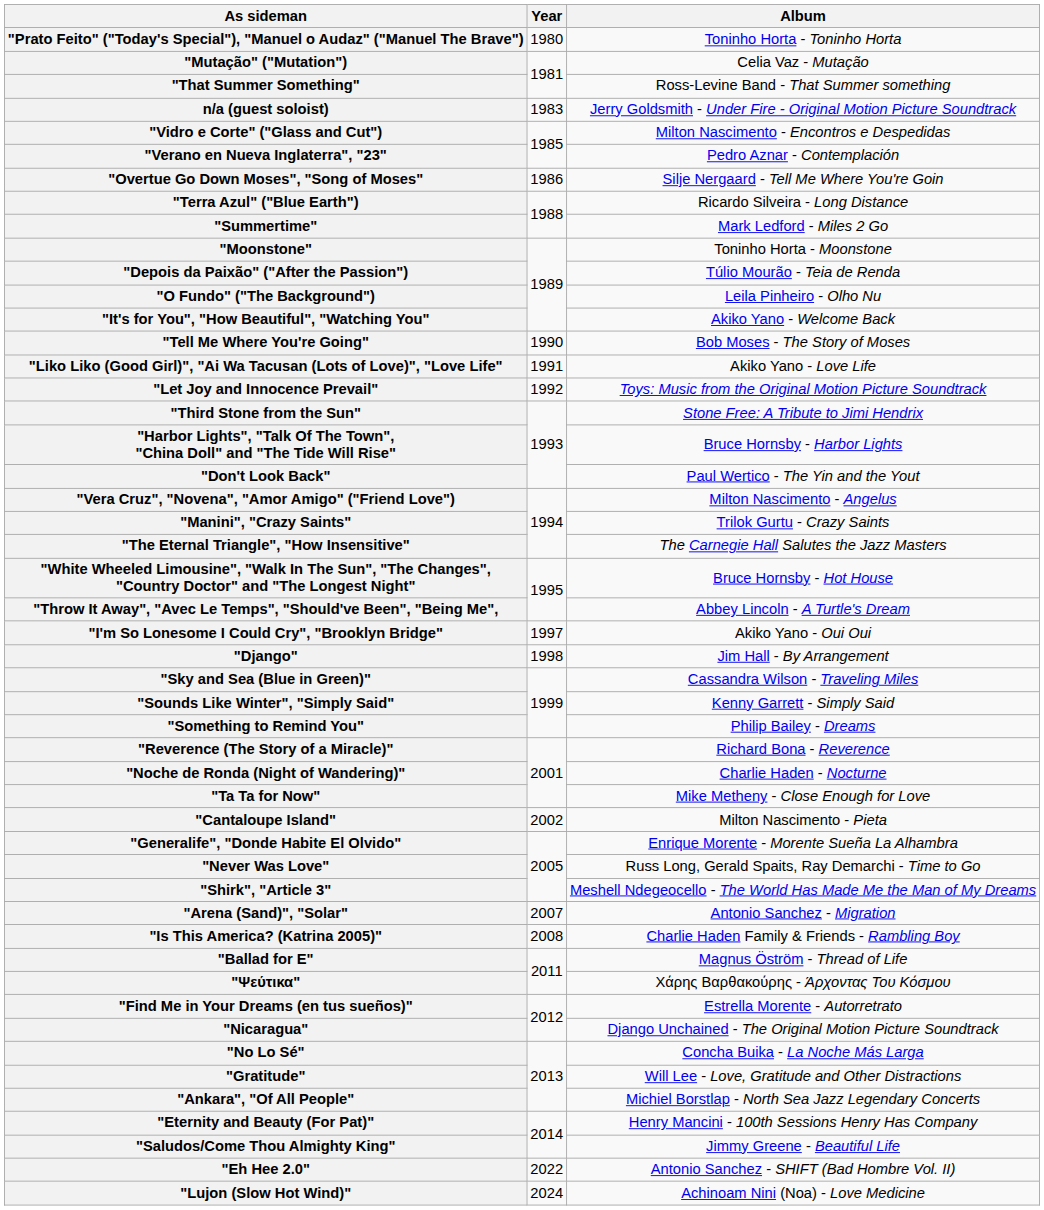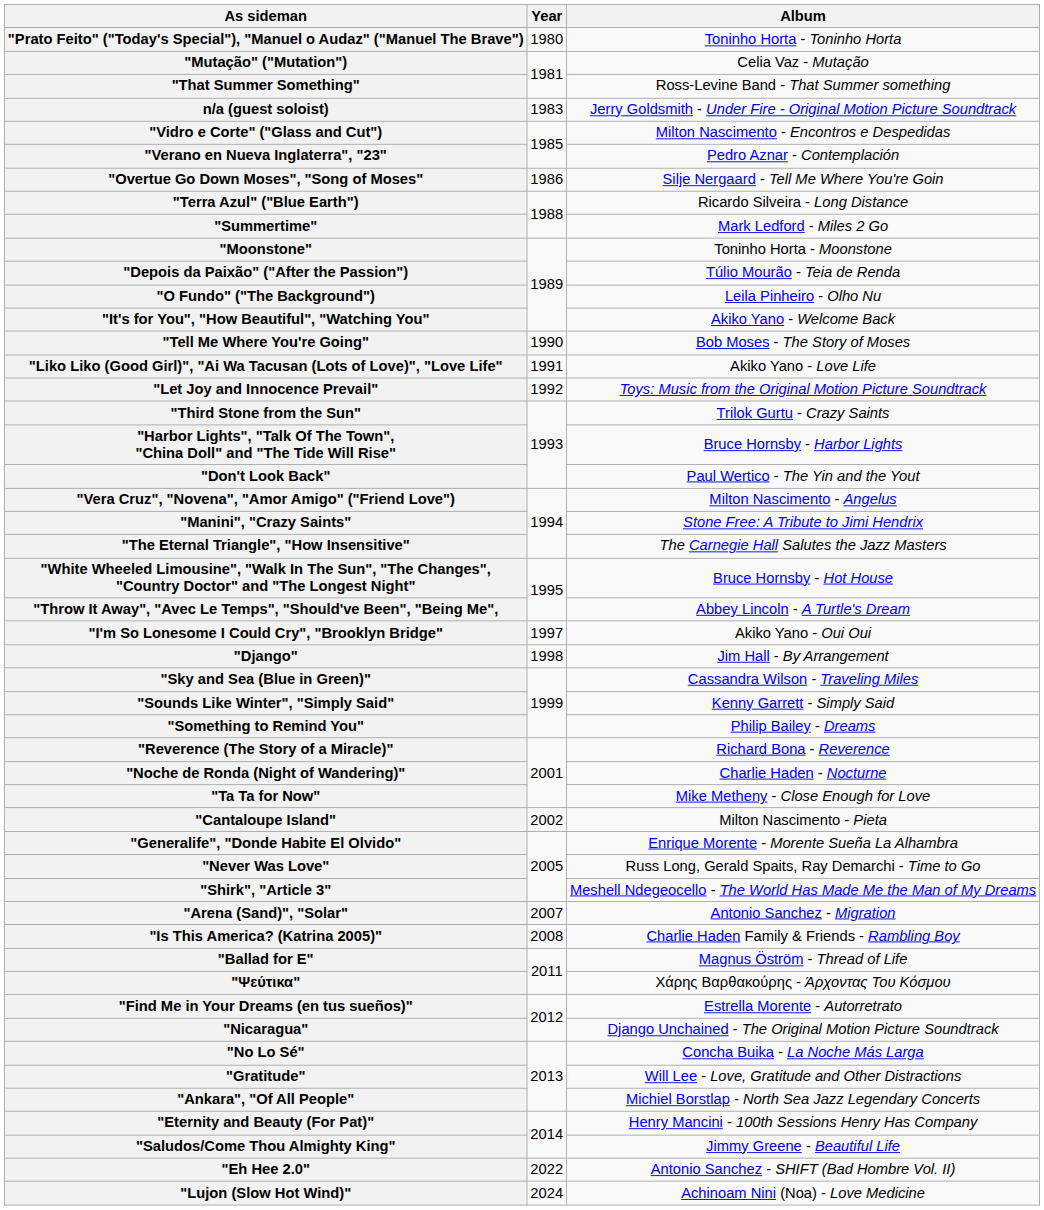(803, 413) Stone Free: A Tribute to Jimi Hendrix -> (803, 413) Trilok Gurtu - Crazy Saints
(803, 522) Trilok Gurtu - Crazy Saints -> (803, 522) Stone Free: A Tribute to Jimi Hendrix
